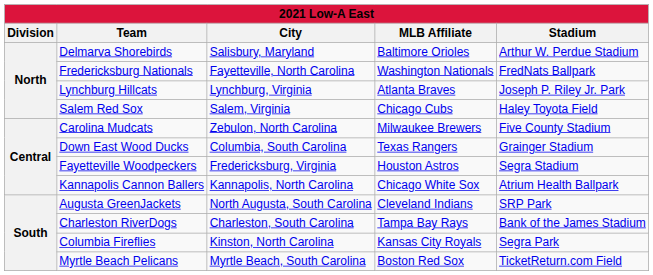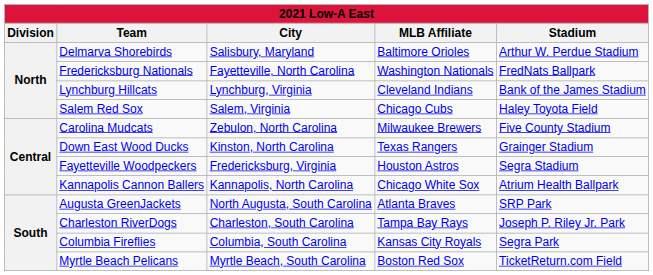(416, 90) Atlanta Braves -> (425, 90) Cleveland Indians
(562, 90) Joseph P. Riley Jr. Park -> (572, 90) Bank of the James Stadium
(278, 147) Columbia, South Carolina -> (272, 147) Kinston, North Carolina
(425, 204) Cleveland Indians -> (416, 204) Atlanta Braves
(572, 223) Bank of the James Stadium -> (562, 223) Joseph P. Riley Jr. Park
(272, 242) Kinston, North Carolina -> (278, 242) Columbia, South Carolina
